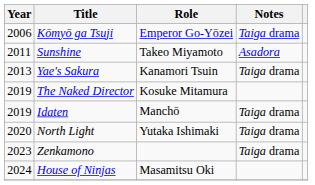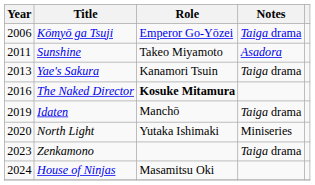(19, 91) 2019 -> (19, 91) 2016
(184, 91) normal -> (187, 91) bold
(269, 132) Taiga drama -> (266, 132) Miniseries
